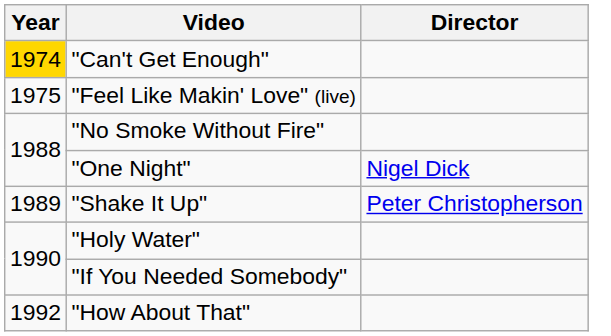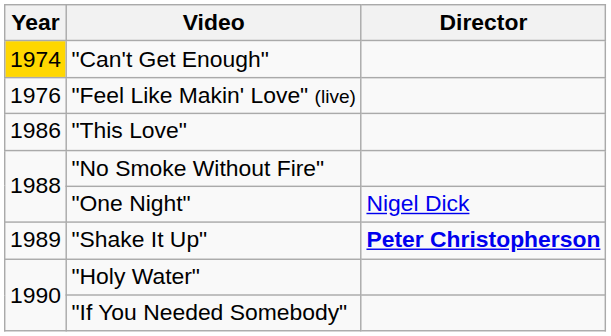(35, 95) 1975 -> (35, 95) 1976
+ row: (129, 131)
(475, 204) normal -> (483, 240) bold
- row: (161, 312)
